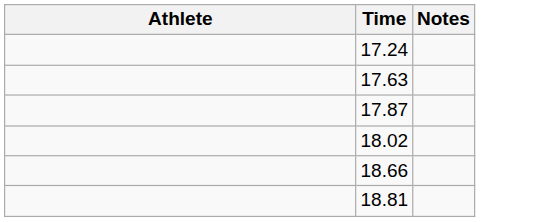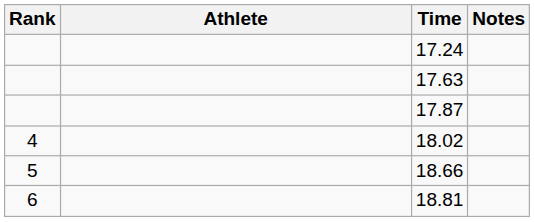+ column: (32, 19)
